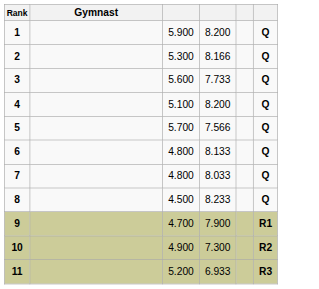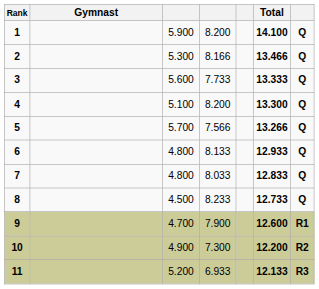+ column: (272, 12)
